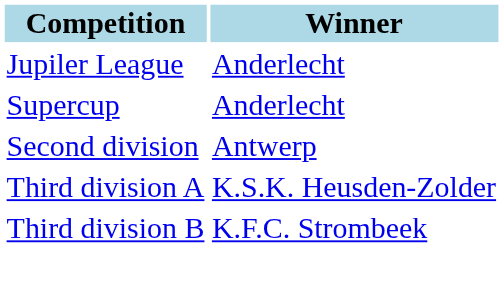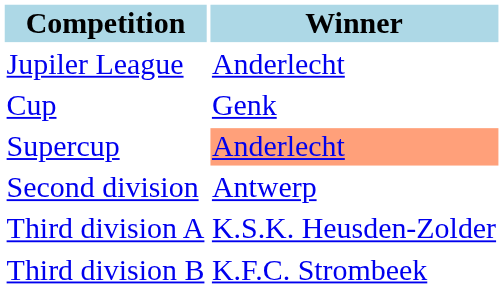+ row: (32, 105)
(278, 105) no background -> (278, 146) lightsalmon background
